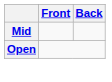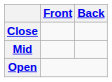+ row: (22, 31)
